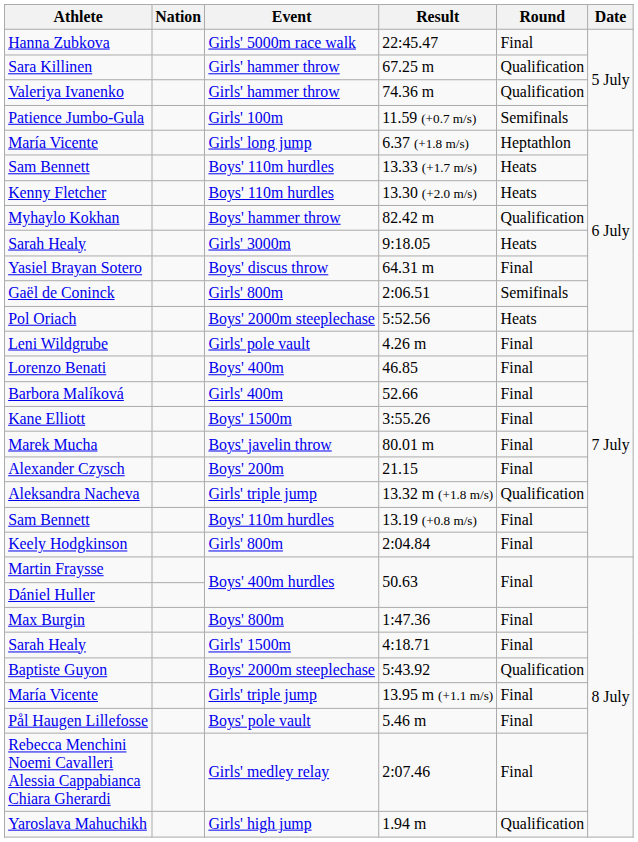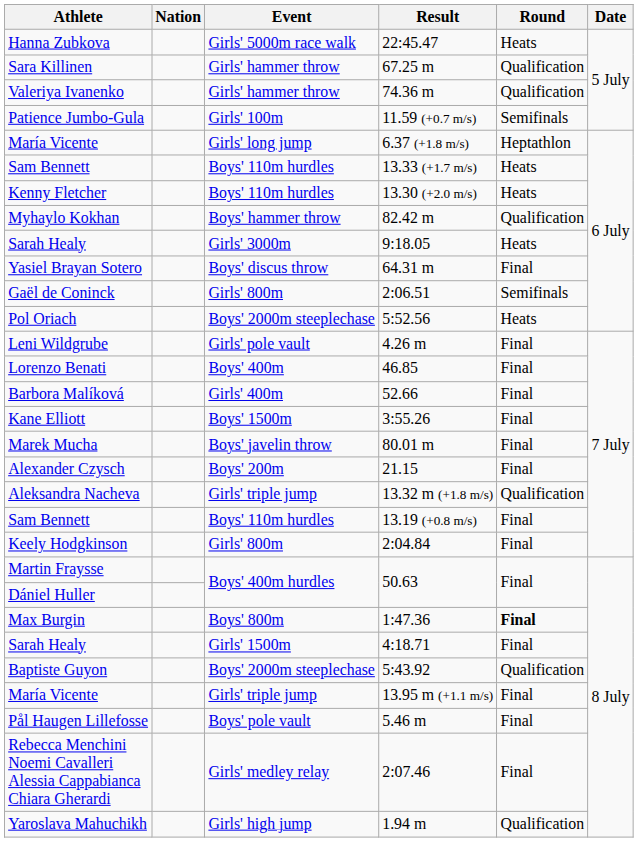(517, 42) Final -> (519, 42) Heats
(517, 619) normal -> (518, 619) bold
